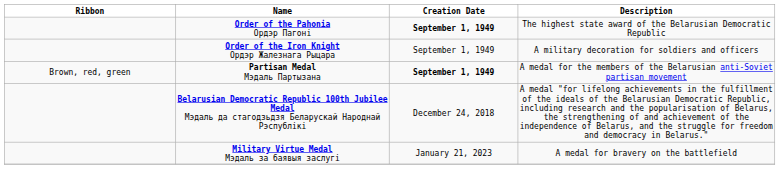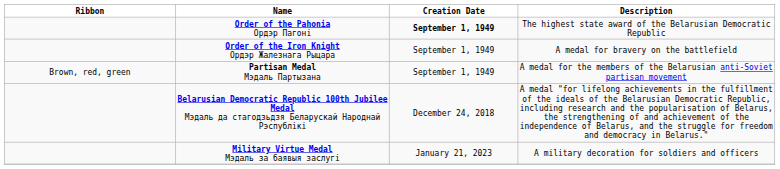(646, 50) A military decoration for soldiers and officers -> (646, 50) A medal for bravery on the battlefield
(454, 72) bold -> (454, 72) normal
(646, 153) A medal for bravery on the battlefield -> (646, 153) A military decoration for soldiers and officers
